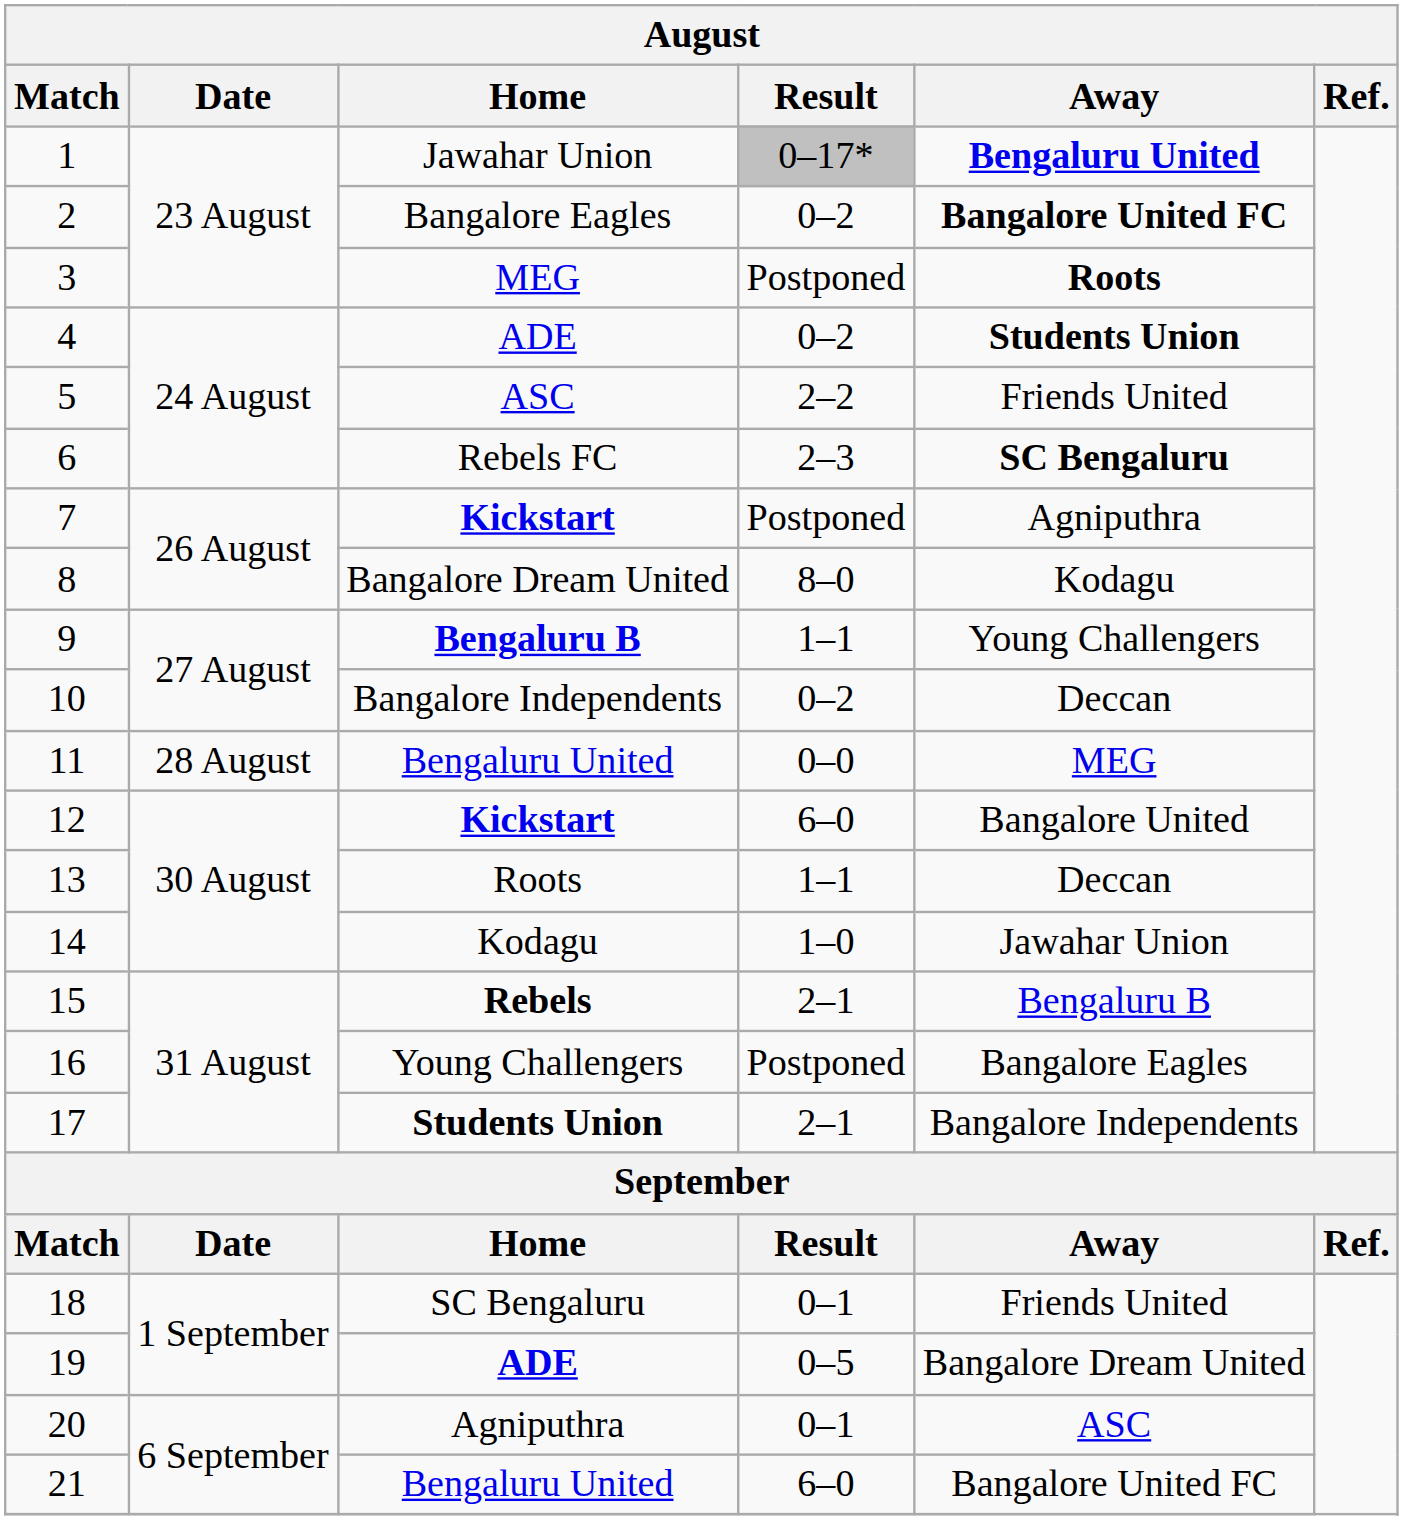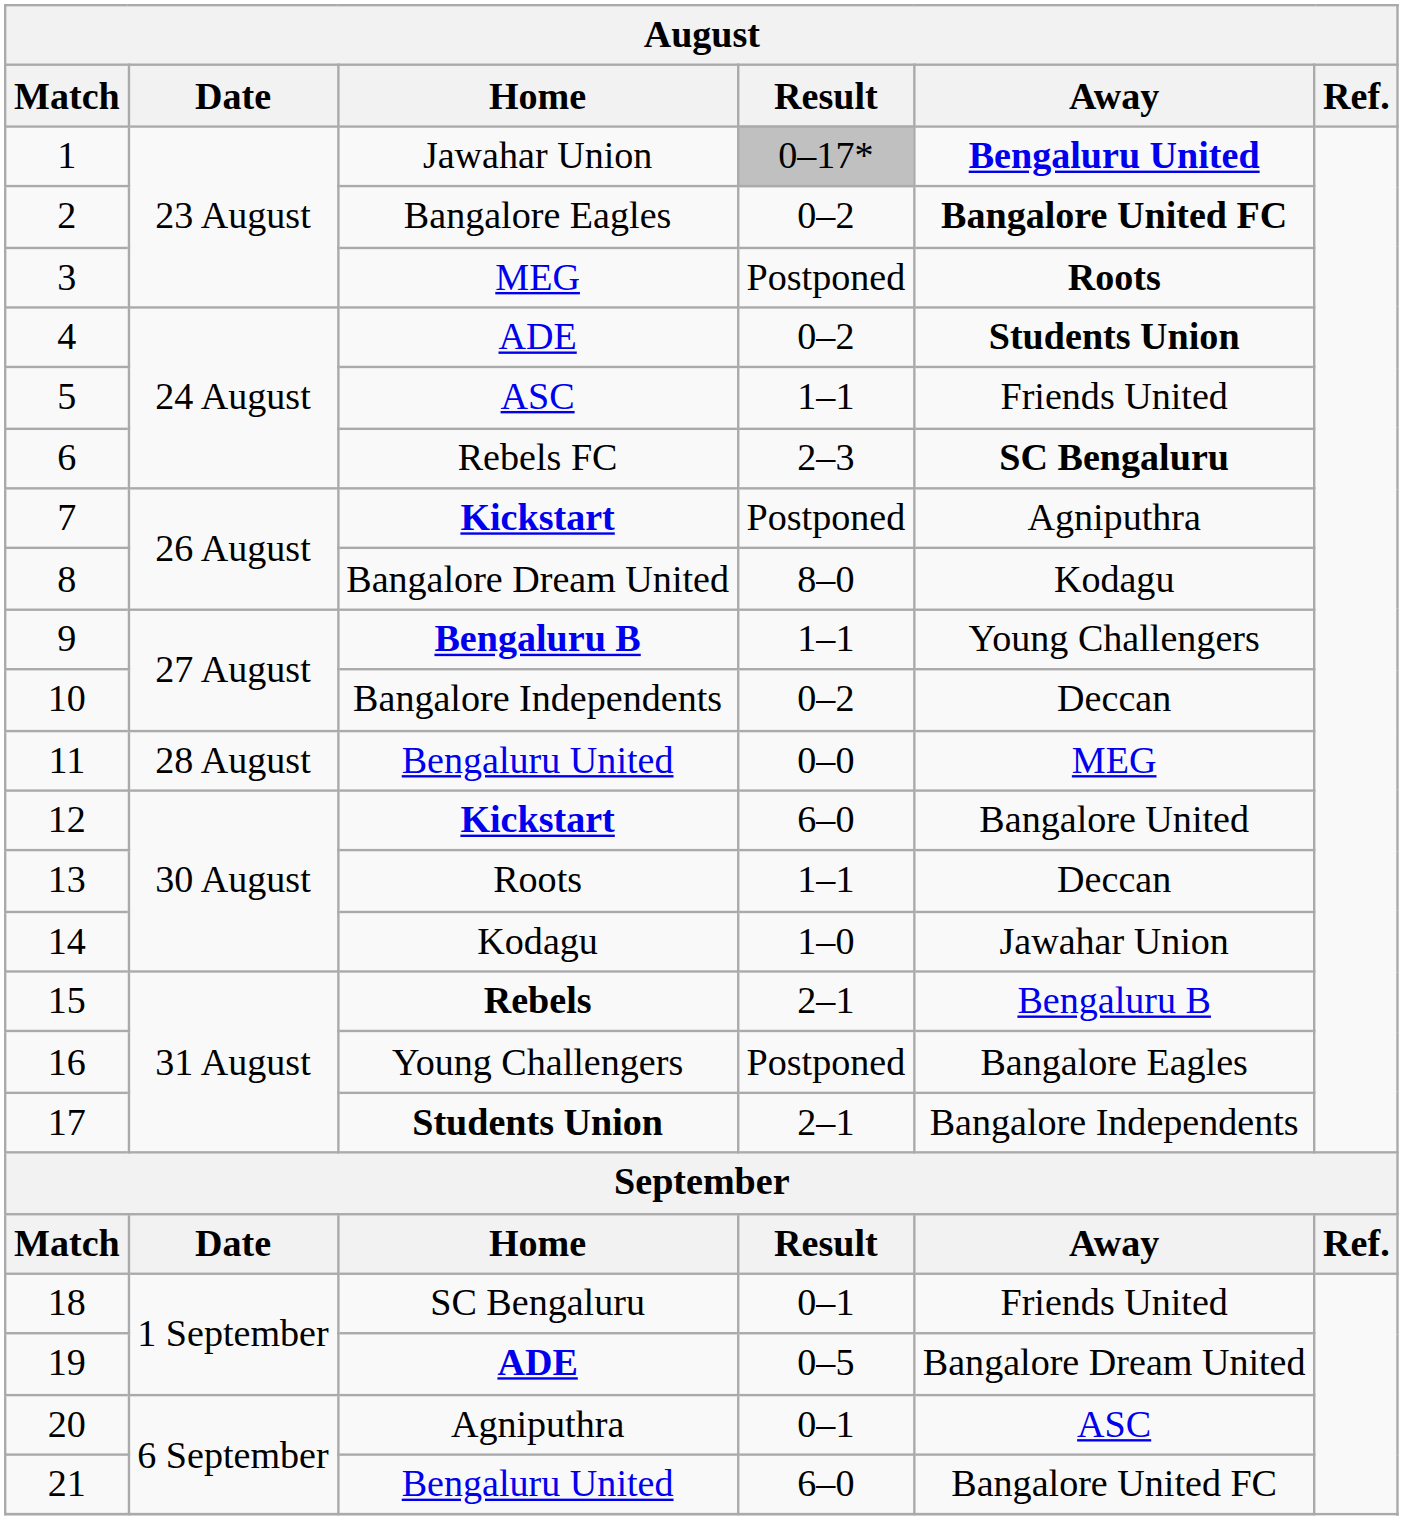(826, 397) 2–2 -> (826, 397) 1–1
